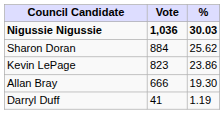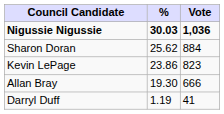columns swapped: (167, 13) <-> (203, 13)
